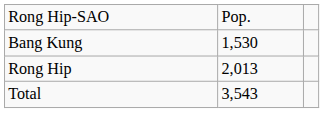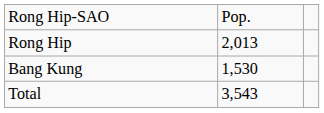rows swapped: (40, 68) <-> (45, 42)
